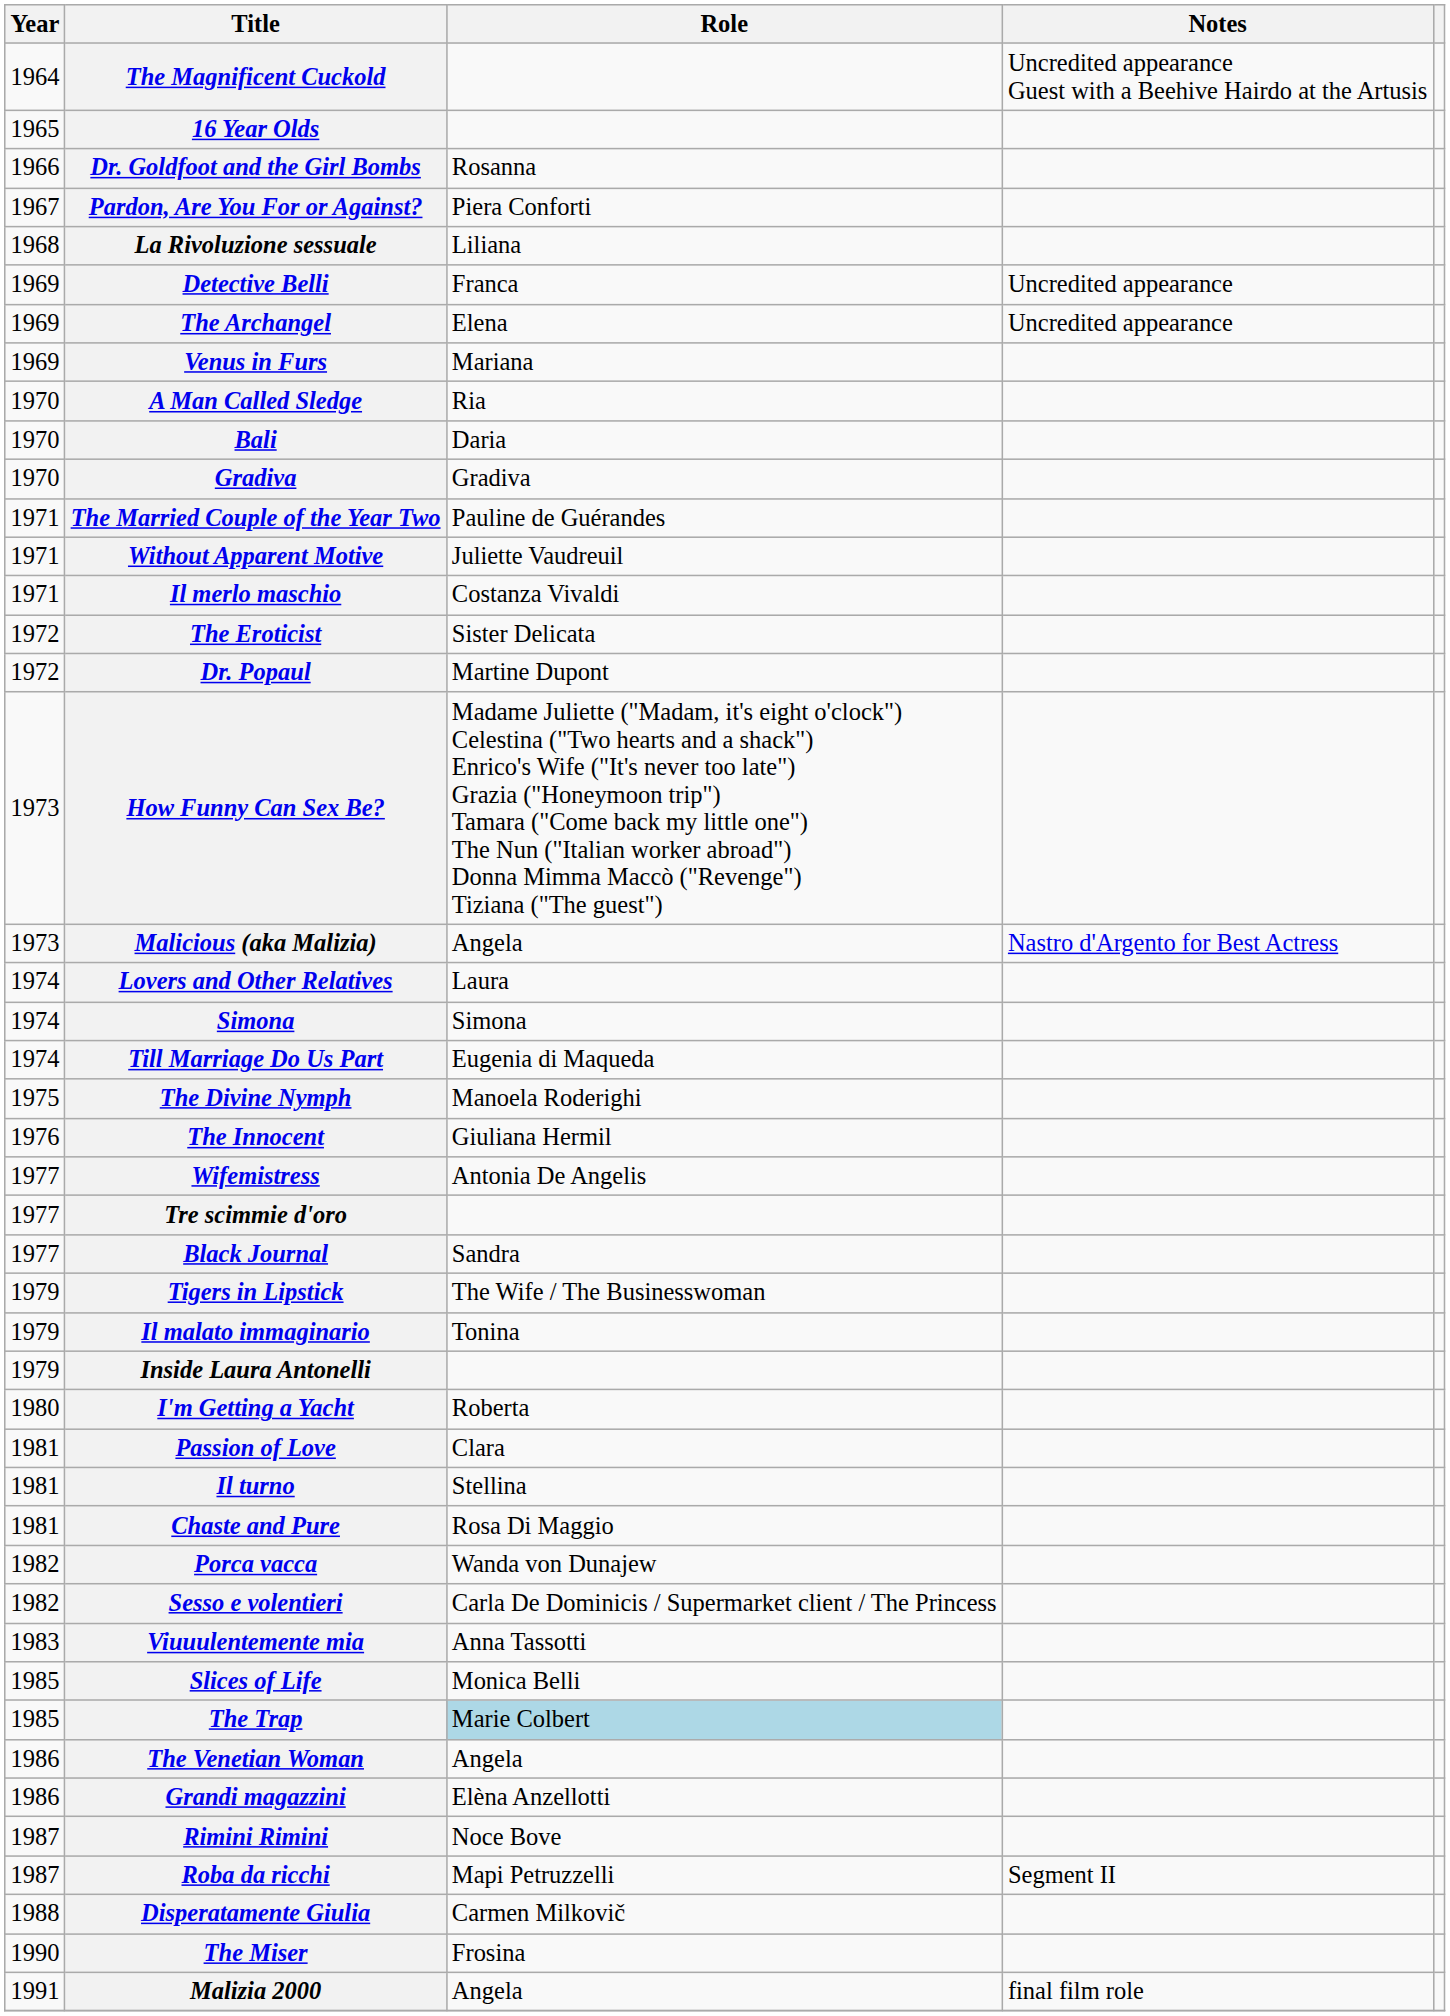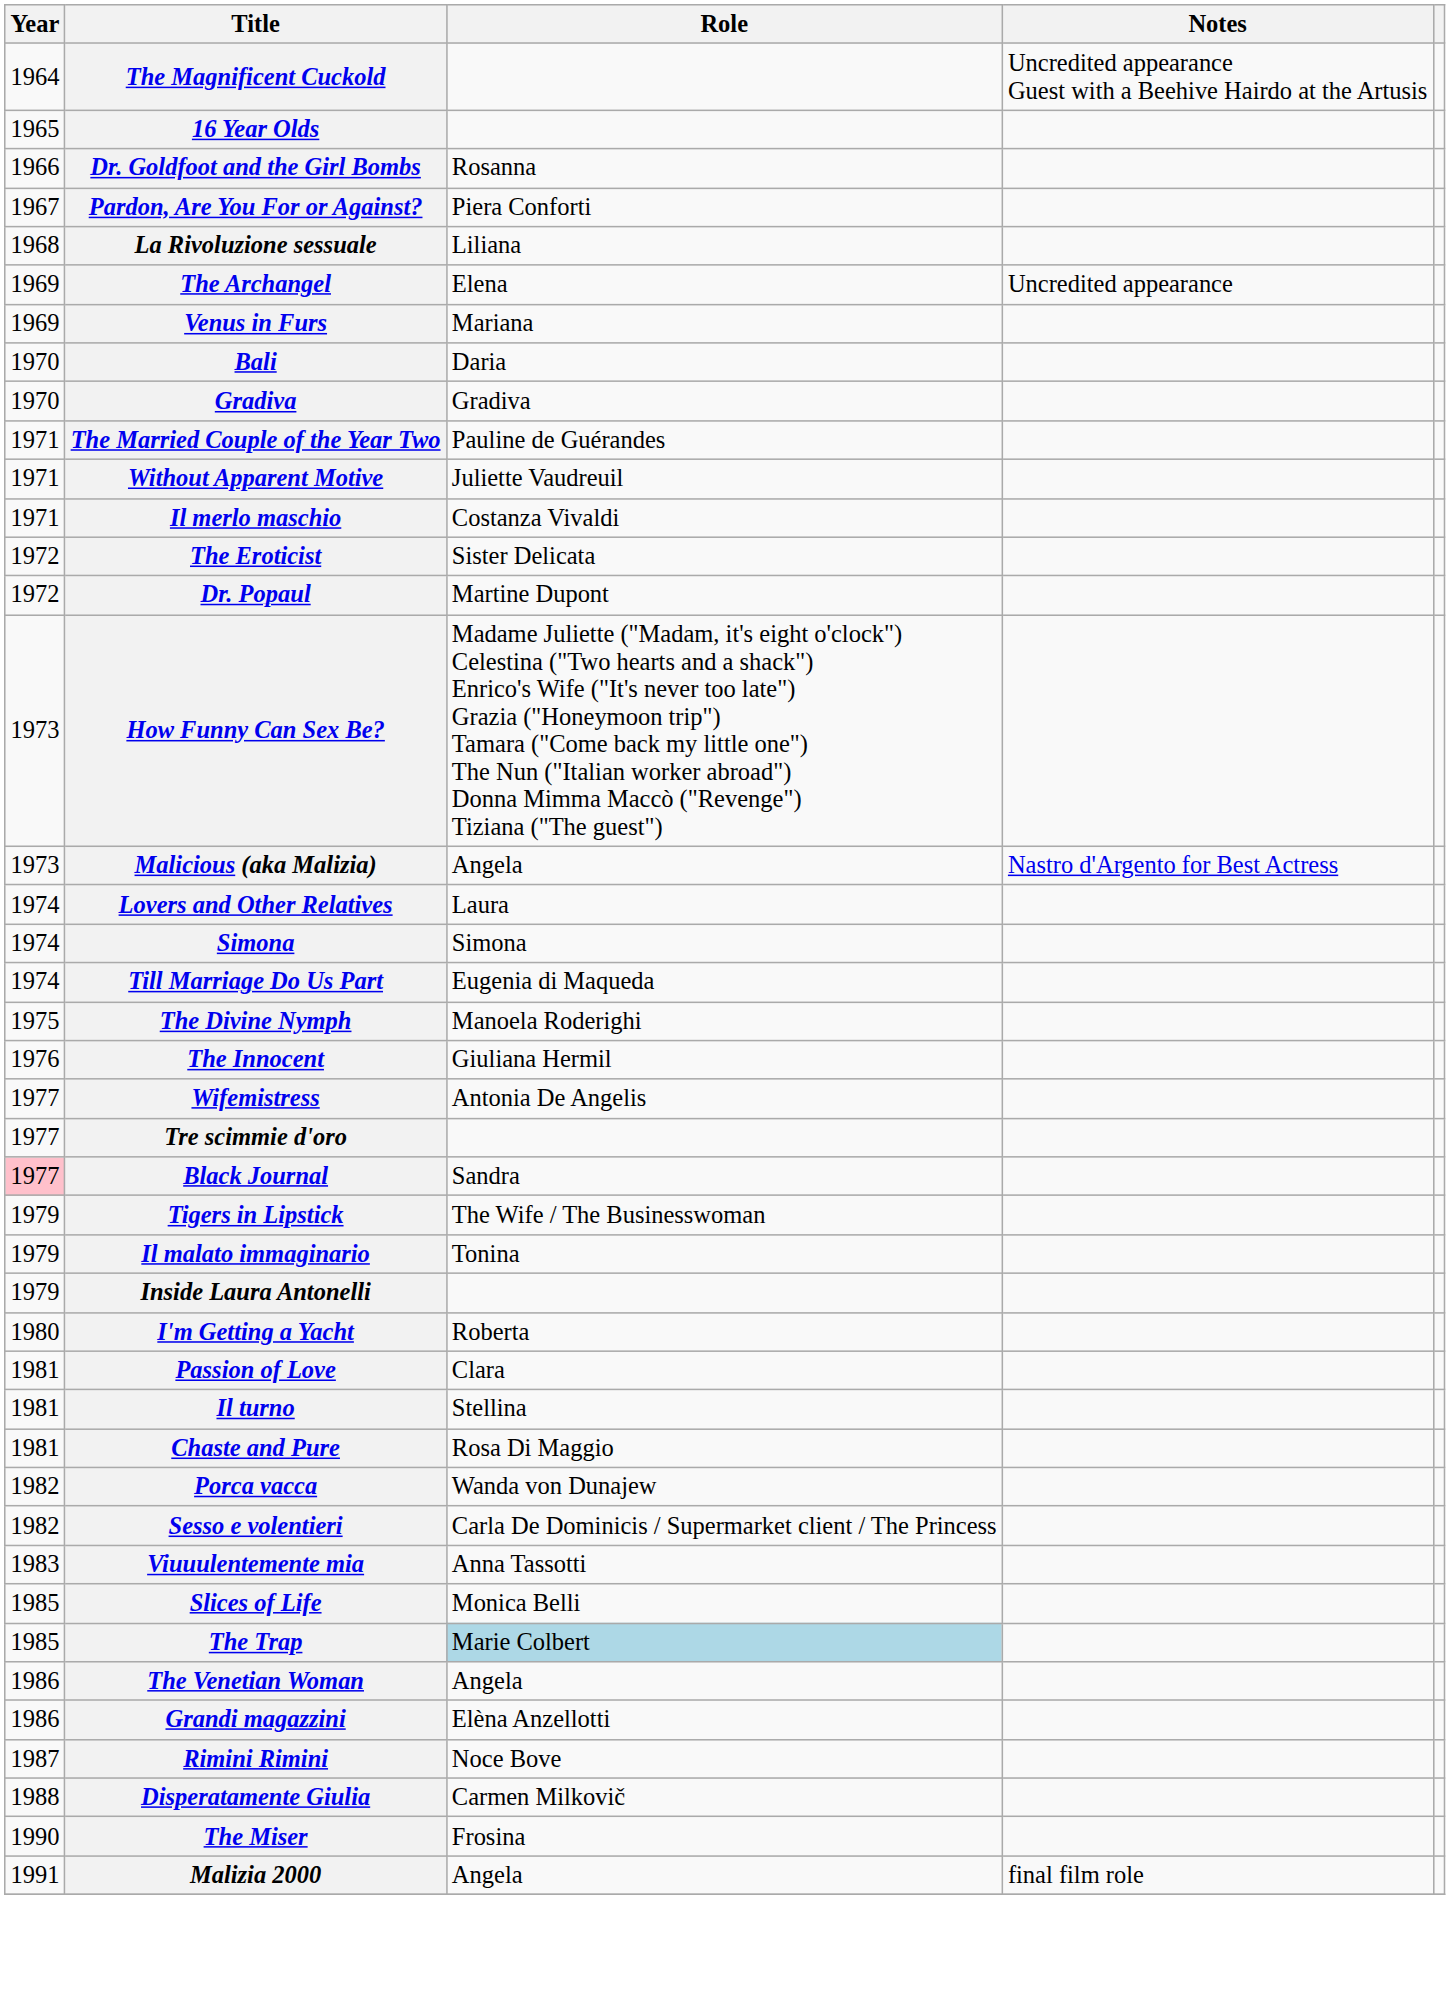- row: (256, 284)
- row: (256, 400)
(35, 1253) no background -> (35, 1176) pink background
- row: (256, 1874)
